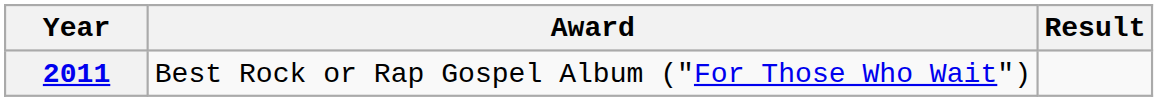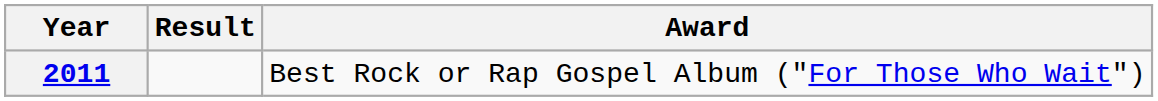columns swapped: (593, 28) <-> (1095, 28)
